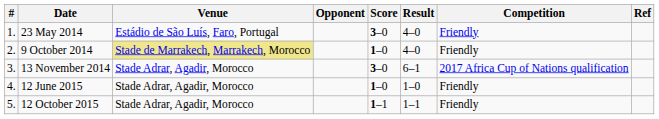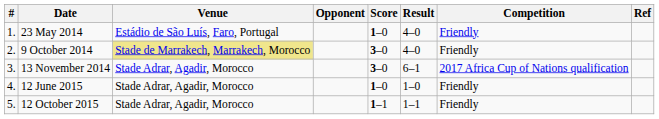(379, 31) 3–0 -> (379, 31) 1–0
(379, 50) 1–0 -> (379, 50) 3–0
